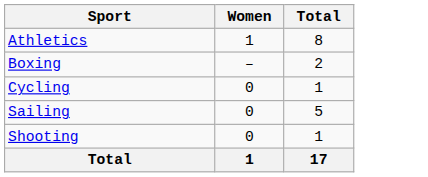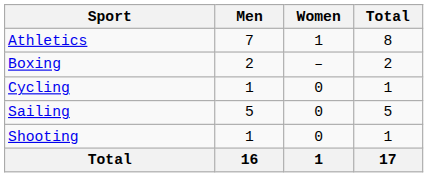+ column: (250, 17)
